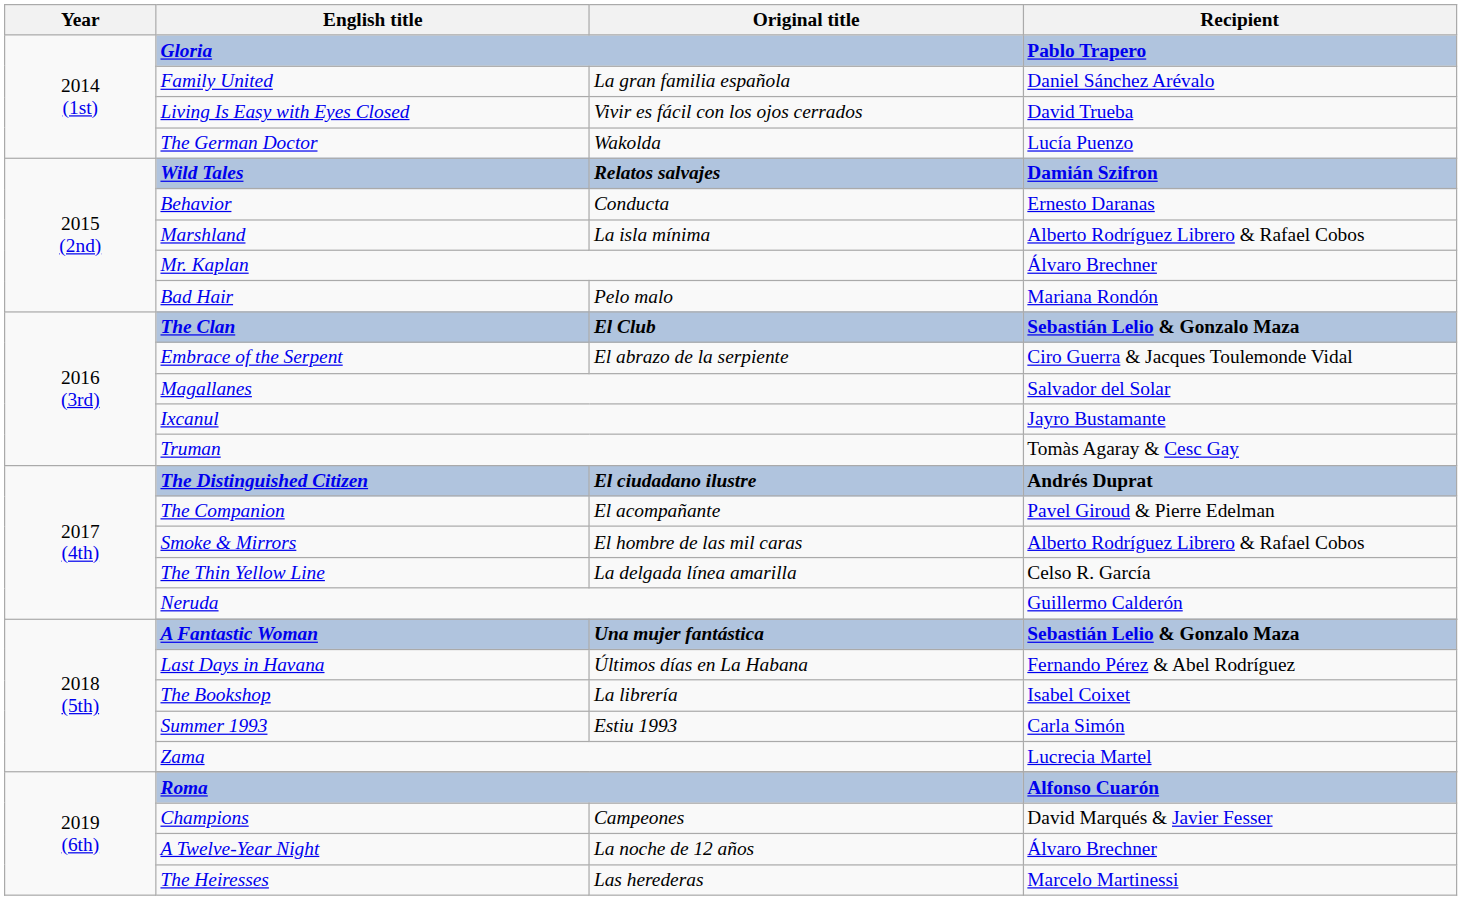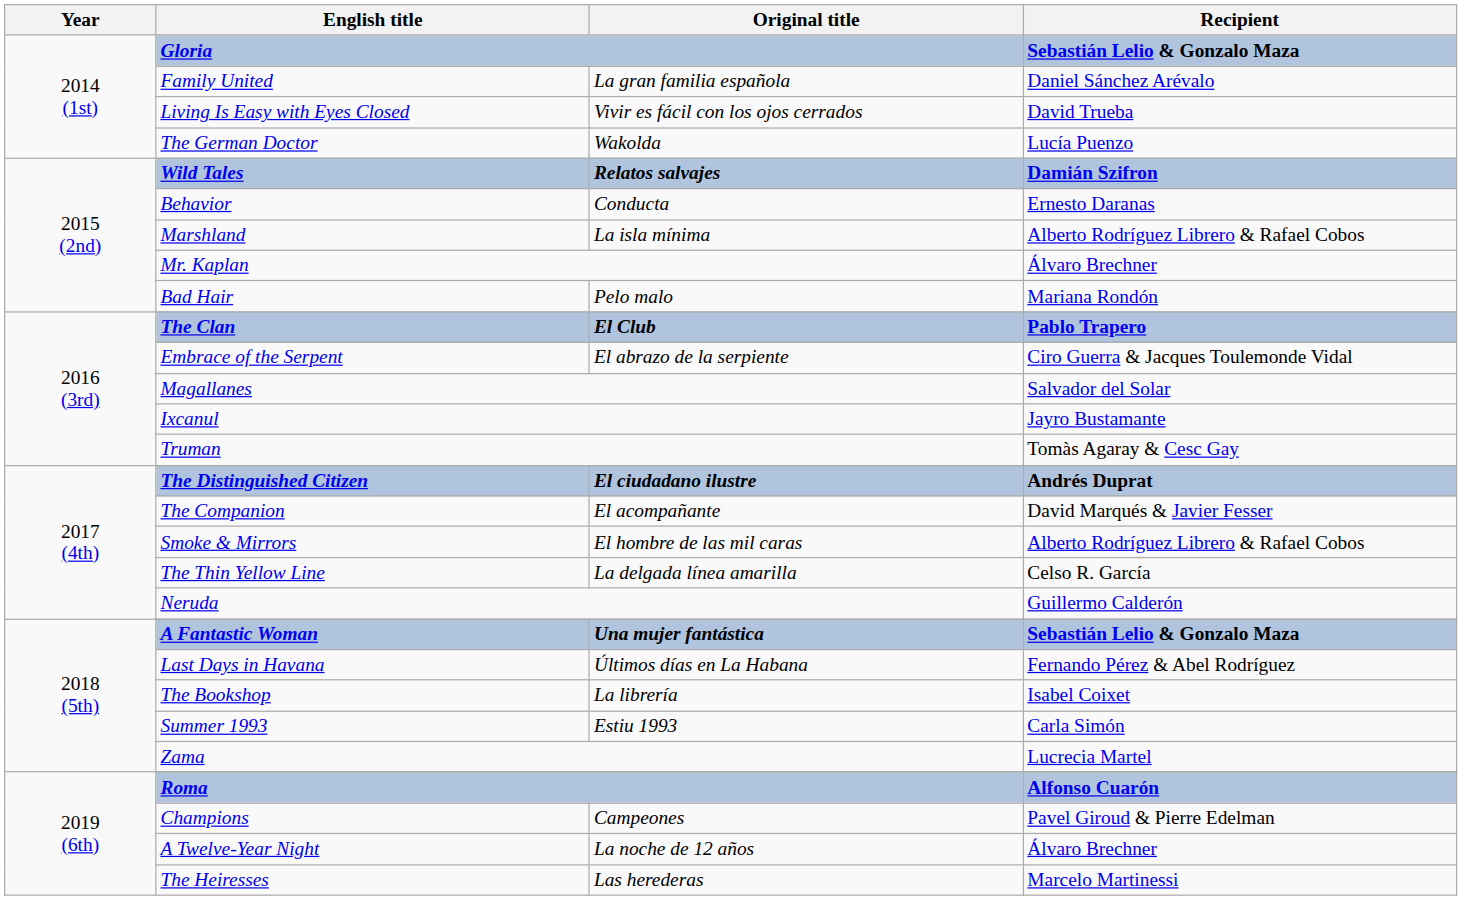(1087, 50) Pablo Trapero -> (1163, 50) Sebastián Lelio & Gonzalo Maza
(1163, 326) Sebastián Lelio & Gonzalo Maza -> (1087, 326) Pablo Trapero
(1151, 511) Pavel Giroud & Pierre Edelman -> (1150, 511) David Marqués & Javier Fesser
(1150, 818) David Marqués & Javier Fesser -> (1151, 818) Pavel Giroud & Pierre Edelman
